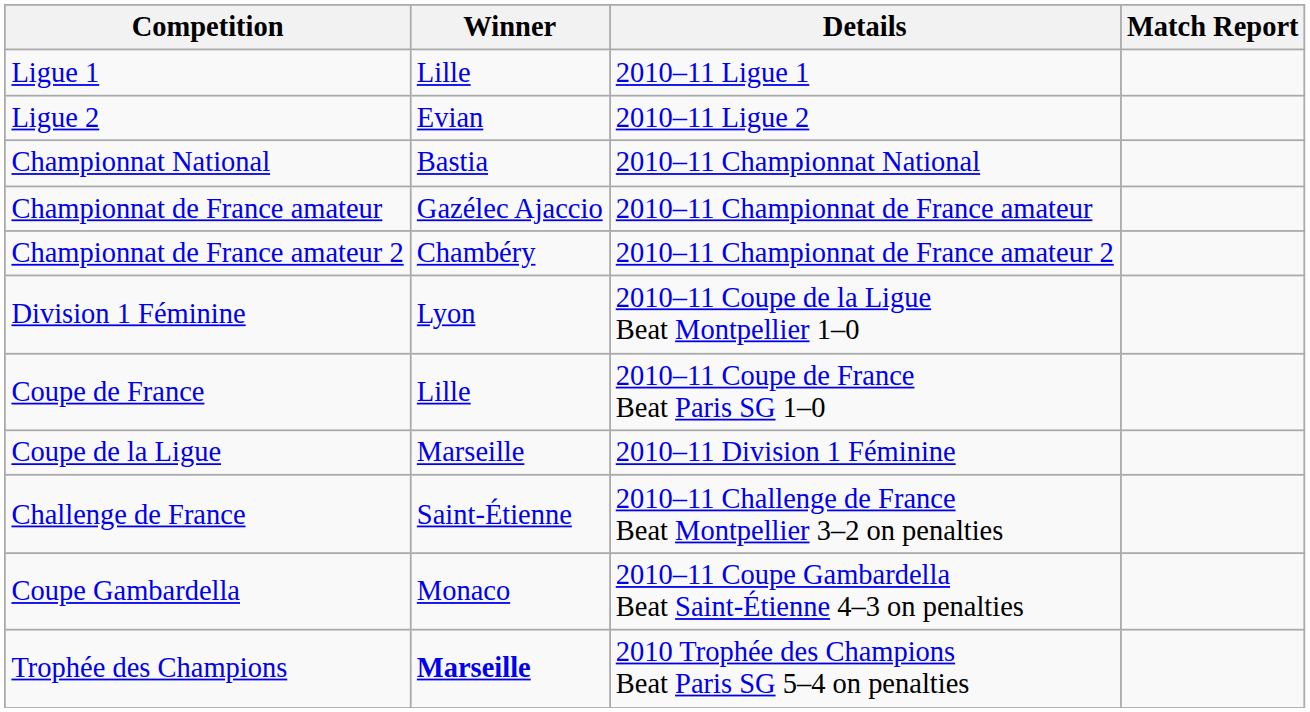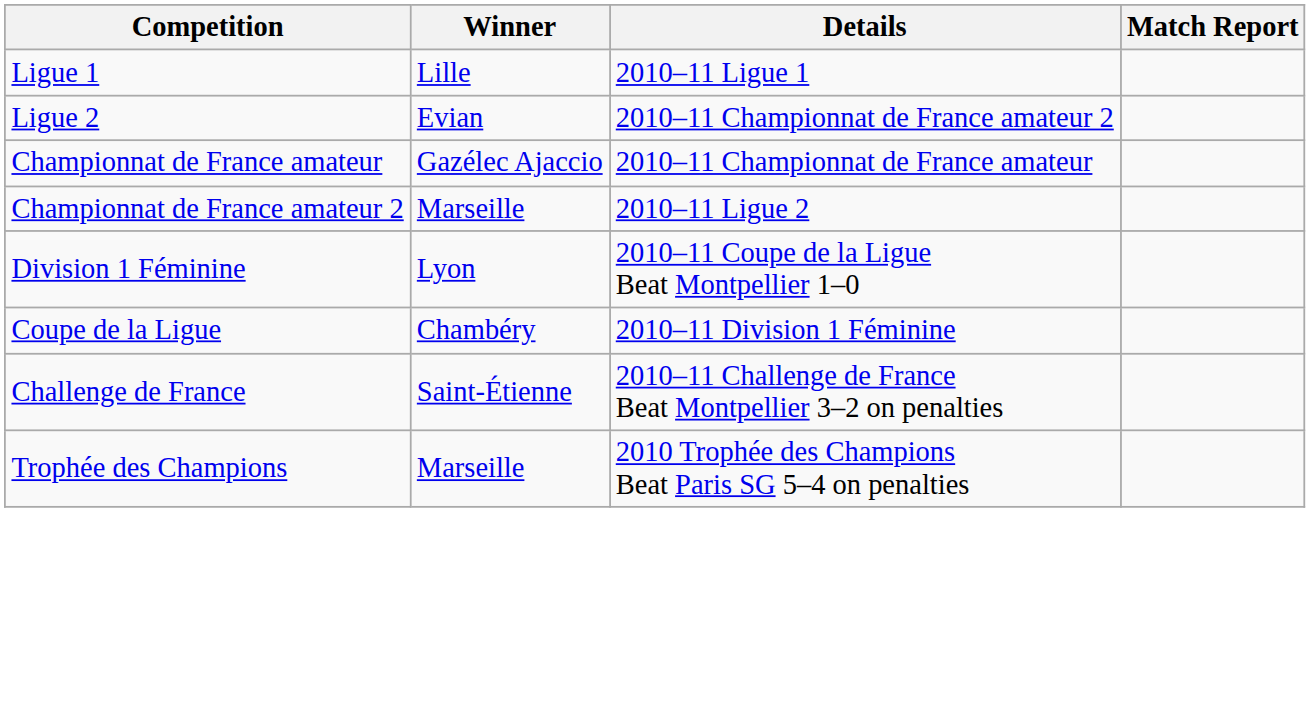(713, 117) 2010–11 Ligue 2 -> (865, 117) 2010–11 Championnat de France amateur 2
- row: (141, 162)
(476, 252) Chambéry -> (471, 207) Marseille
(865, 252) 2010–11 Championnat de France amateur 2 -> (713, 207) 2010–11 Ligue 2
- row: (108, 391)
(471, 452) Marseille -> (476, 330) Chambéry
- row: (126, 590)
(474, 668) bold -> (471, 468) normal
